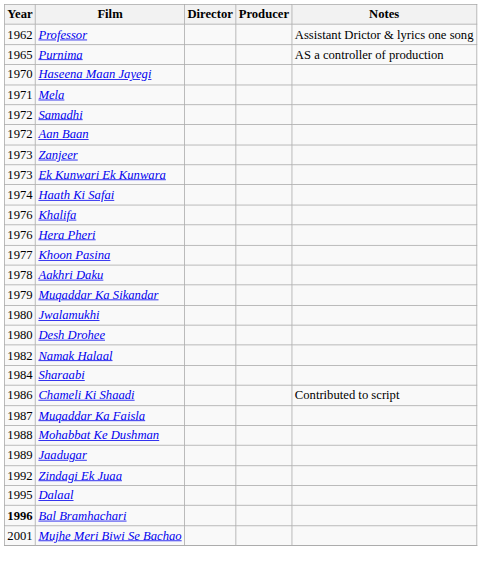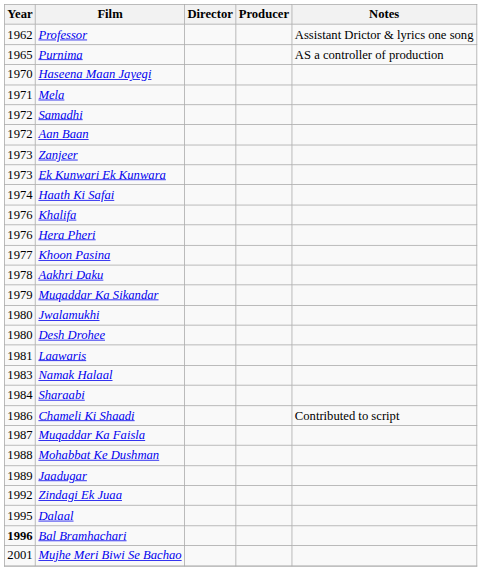+ row: (62, 355)
(20, 355) 1982 -> (20, 375) 1983
